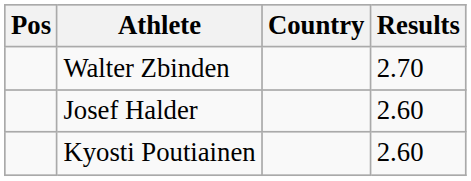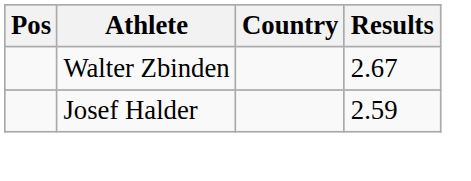(400, 68) 2.70 -> (374, 68) 2.67
(400, 110) 2.60 -> (374, 110) 2.59
- row: (160, 152)
